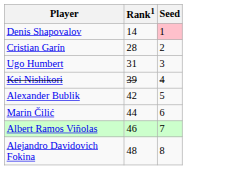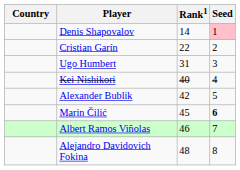+ column: (31, 13)
(132, 47) 28 -> (184, 47) 22
(132, 80) 39 -> (184, 80) 40
(132, 112) 44 -> (184, 112) 45
(162, 112) normal -> (215, 112) bold
